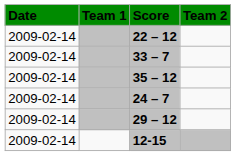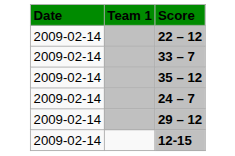- column: (205, 15)
